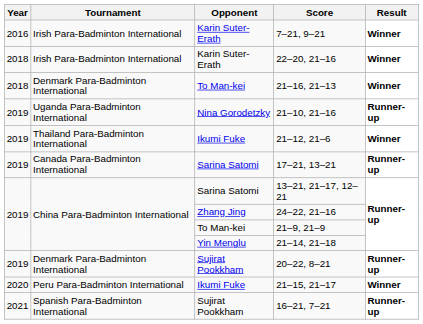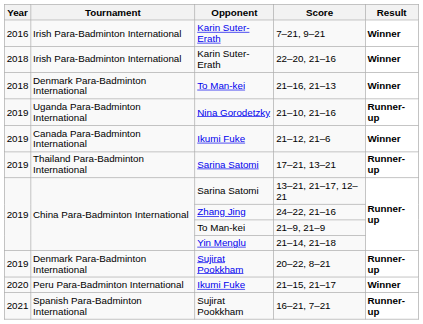(88, 139) Thailand Para-Badminton International -> (87, 139) Canada Para-Badminton International
(87, 165) Canada Para-Badminton International -> (88, 165) Thailand Para-Badminton International
